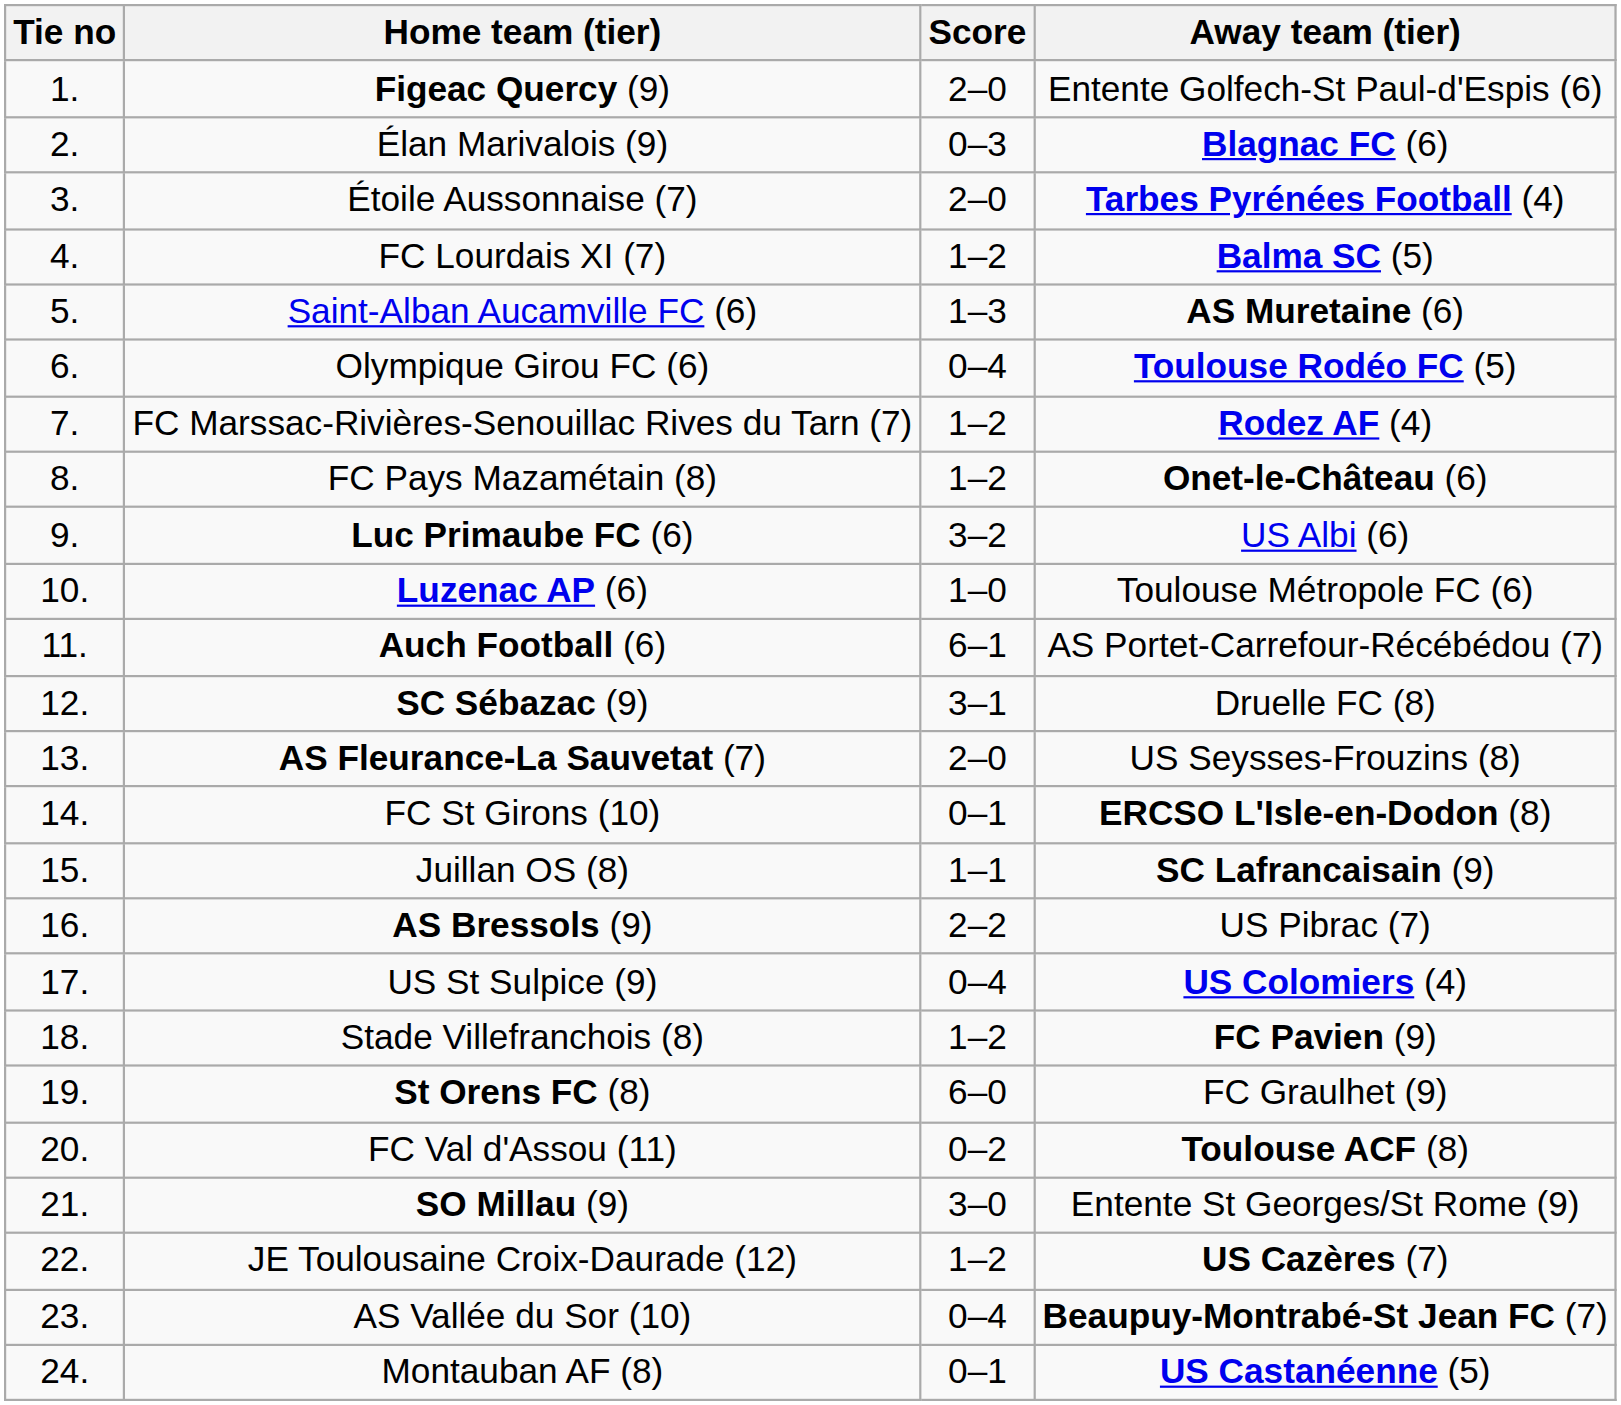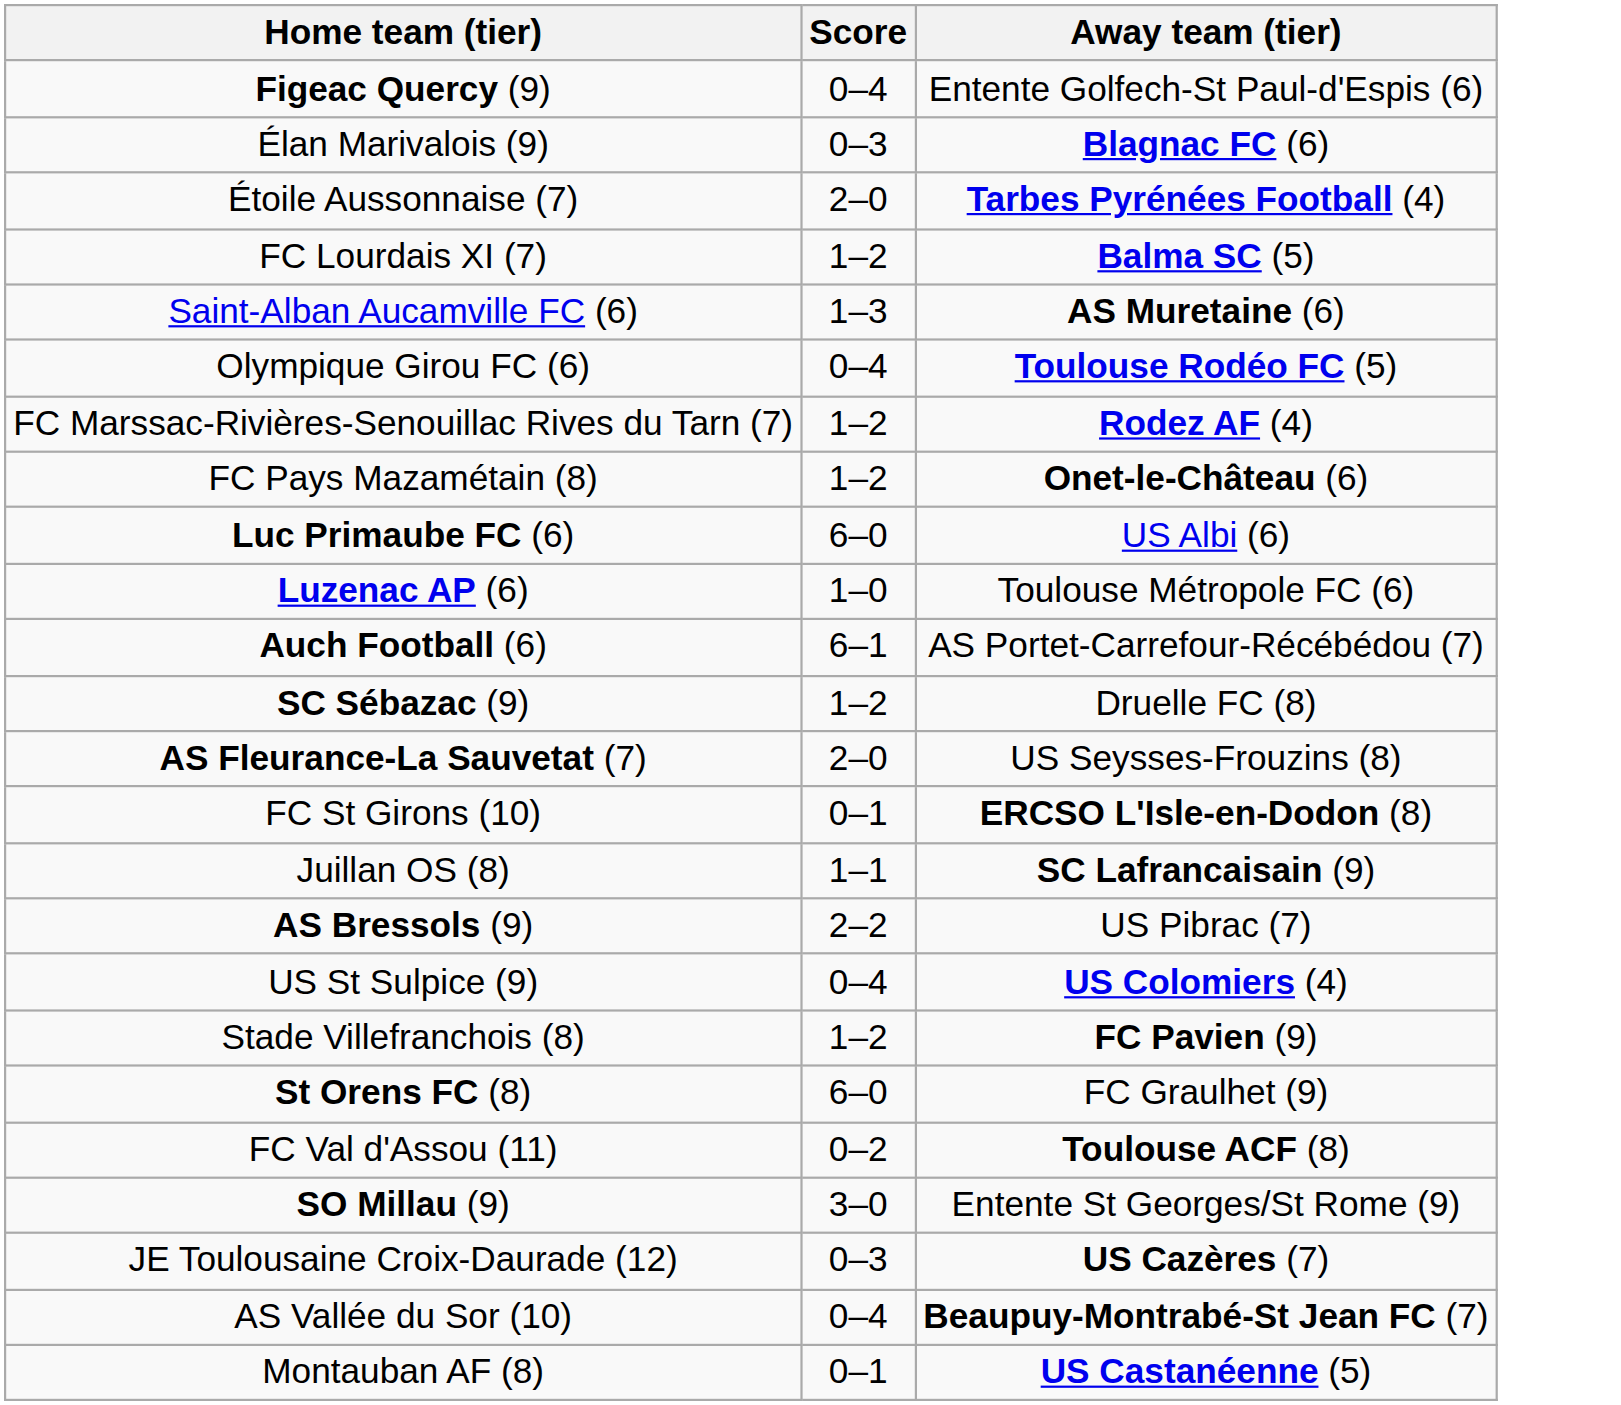- column: (65, 32)
(977, 88) 2–0 -> (858, 88) 0–4
(977, 534) 3–2 -> (858, 534) 6–0
(977, 702) 3–1 -> (858, 702) 1–2
(977, 1260) 1–2 -> (858, 1260) 0–3
